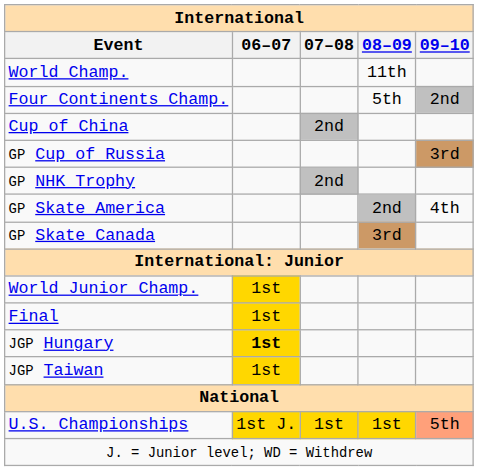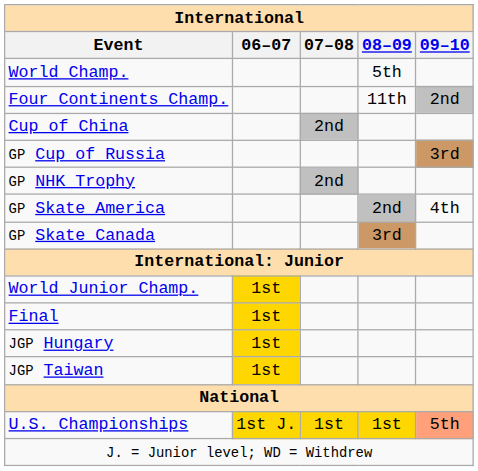(387, 72) 11th -> (387, 72) 5th
(387, 100) 5th -> (387, 100) 11th
(266, 344) bold -> (266, 344) normal
